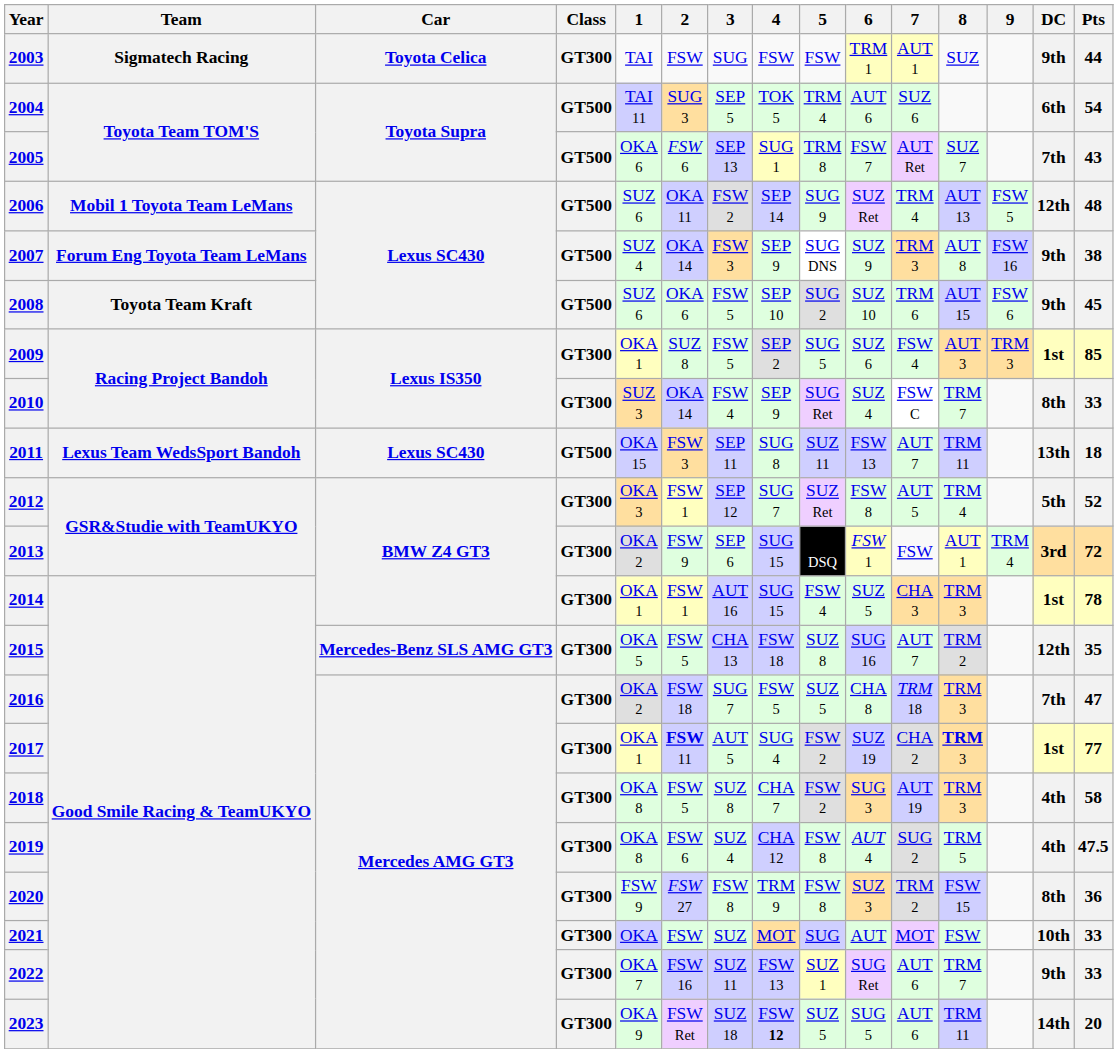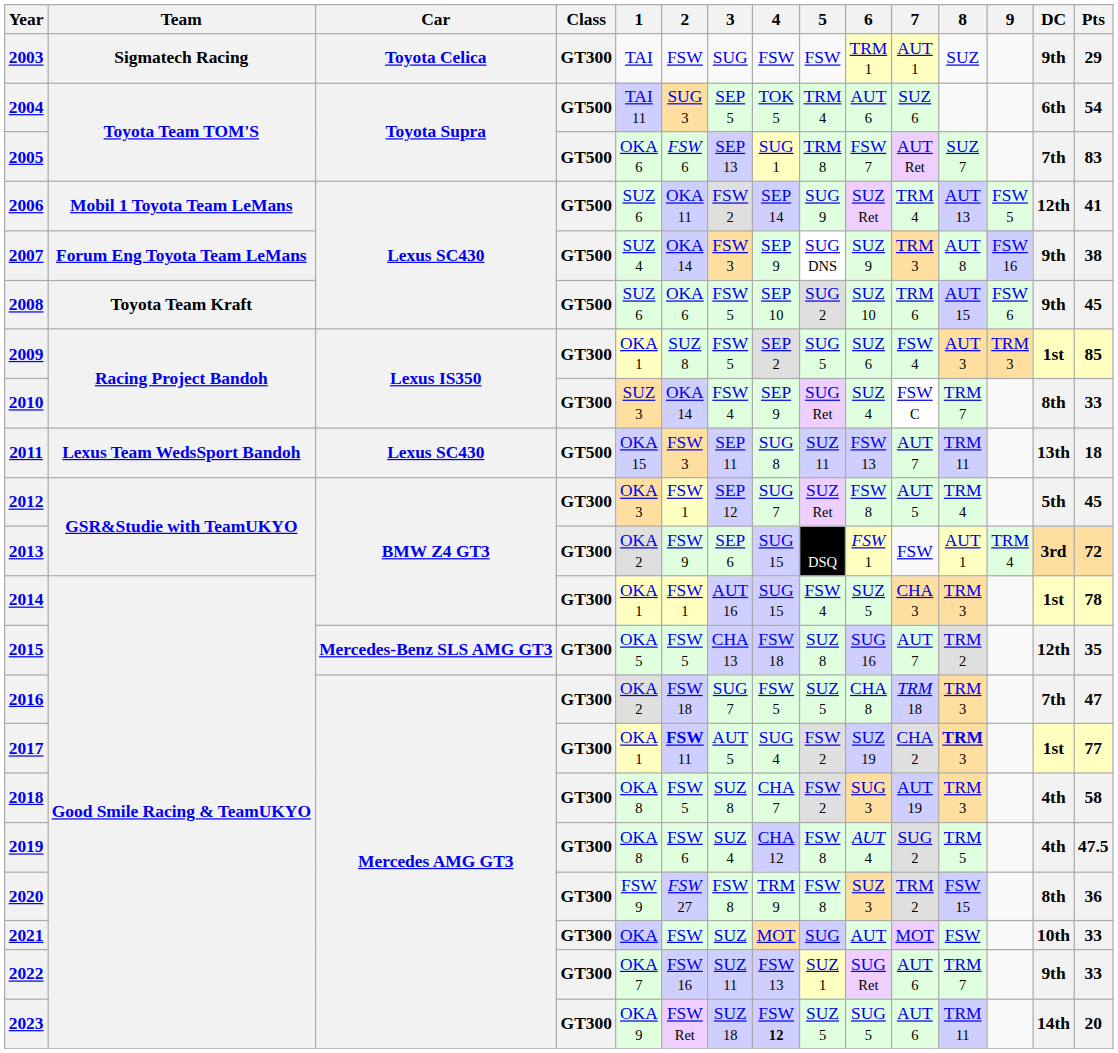(1093, 58) 44 -> (1093, 58) 29
(1093, 156) 43 -> (1093, 156) 83
(1093, 206) 48 -> (1093, 206) 41
(1093, 502) 52 -> (1093, 502) 45
